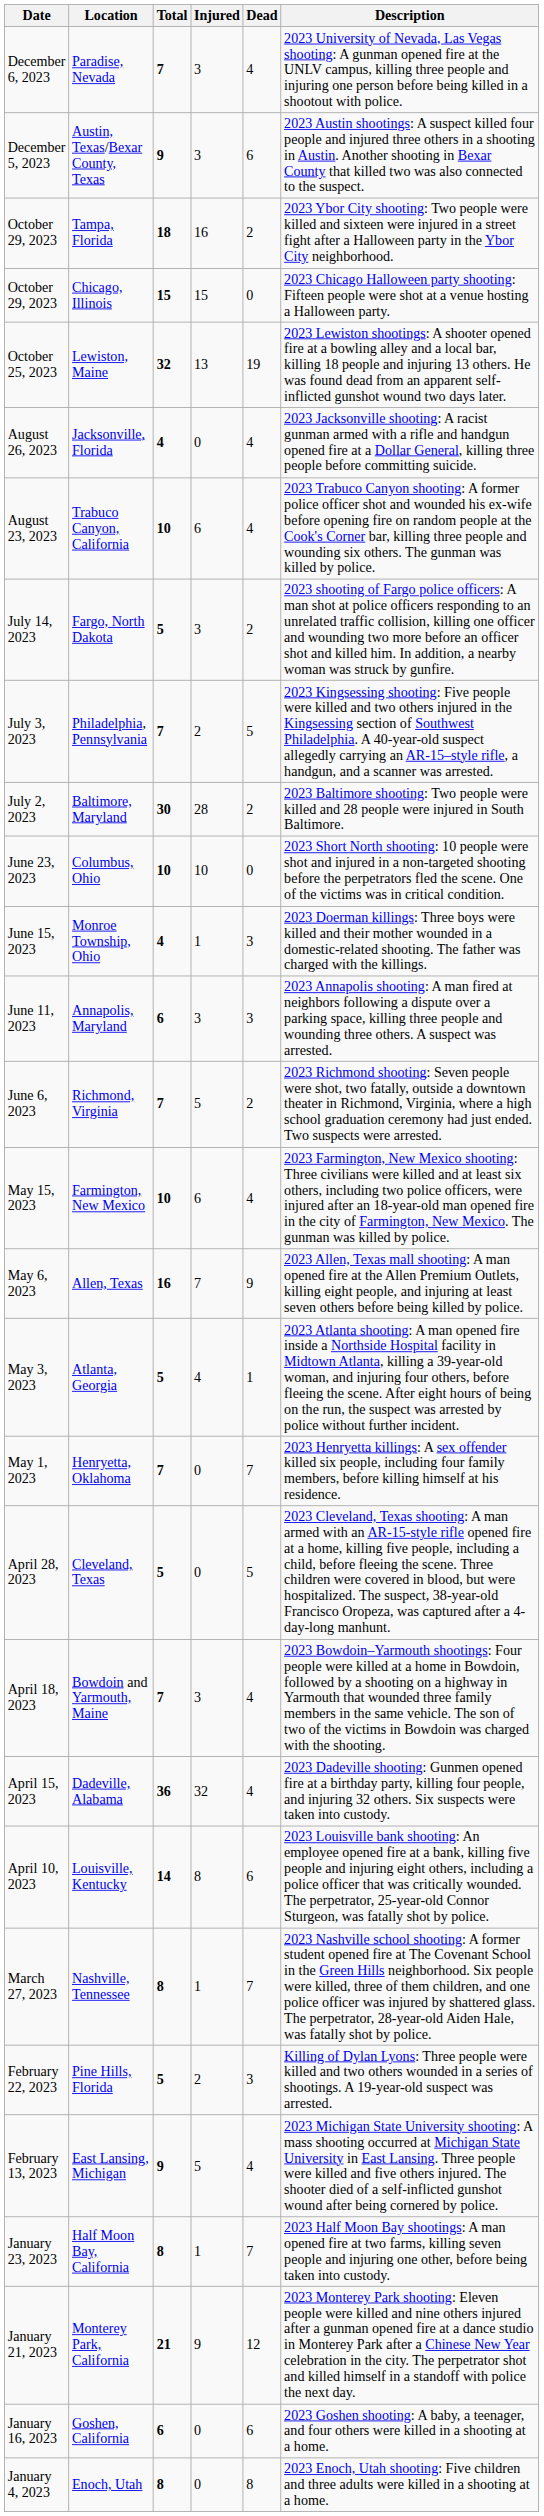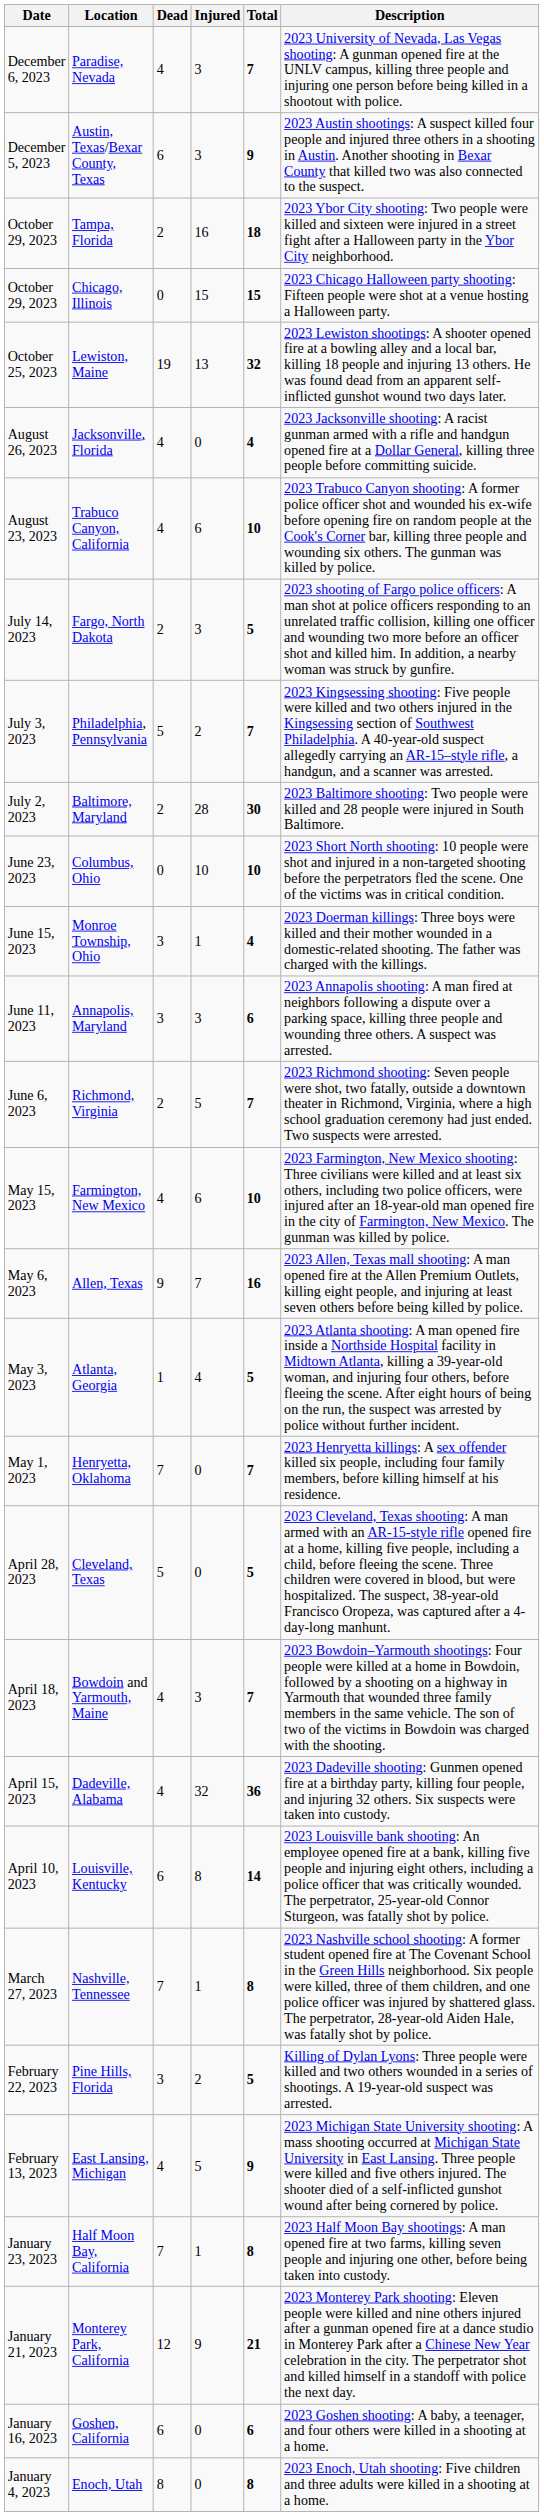columns swapped: (262, 15) <-> (172, 15)
